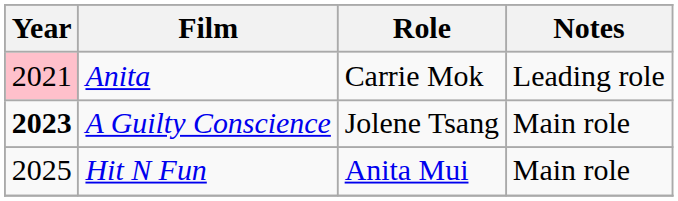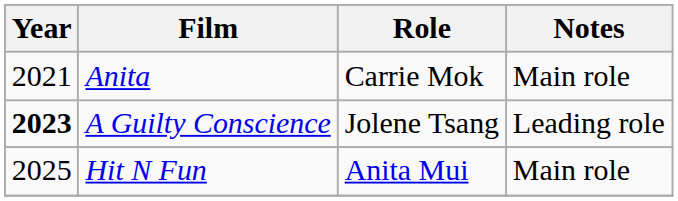(42, 75) pink background -> (42, 75) no background
(589, 75) Leading role -> (571, 75) Main role
(571, 123) Main role -> (589, 123) Leading role
